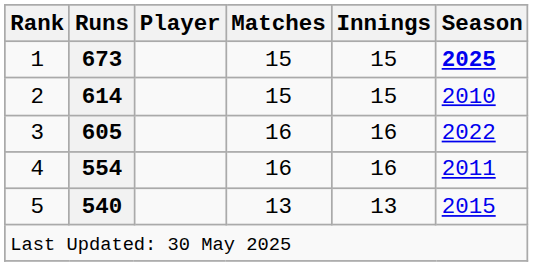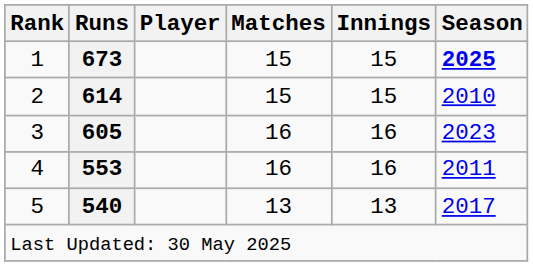(469, 133) 2022 -> (469, 133) 2023
(102, 170) 554 -> (102, 170) 553
(469, 206) 2015 -> (469, 206) 2017
